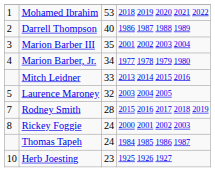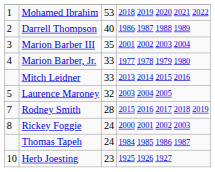(109, 61) 34 -> (109, 61) 33
